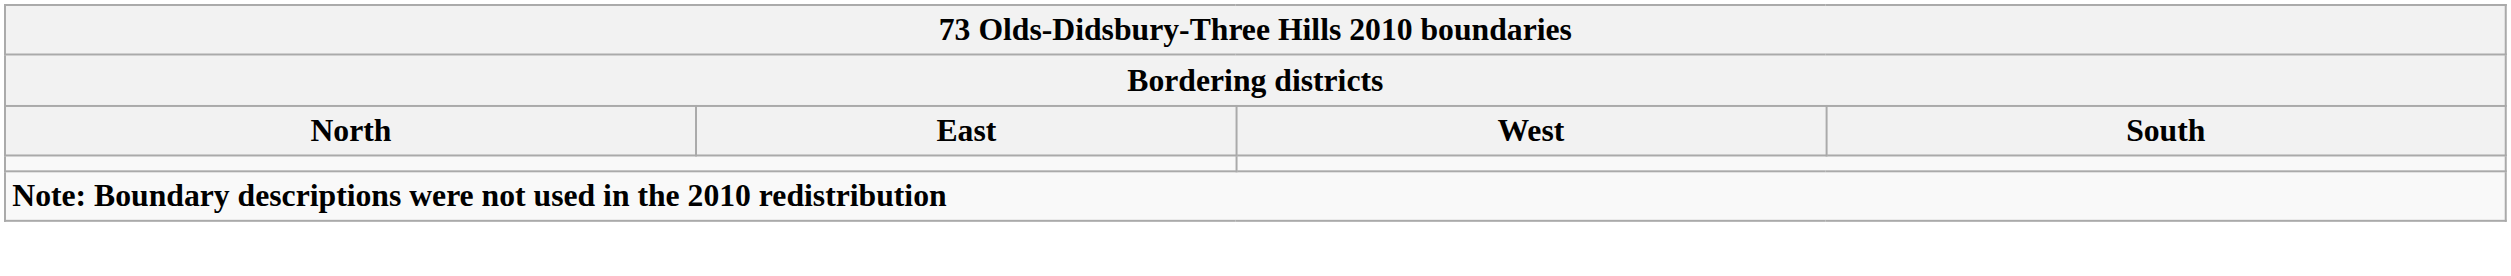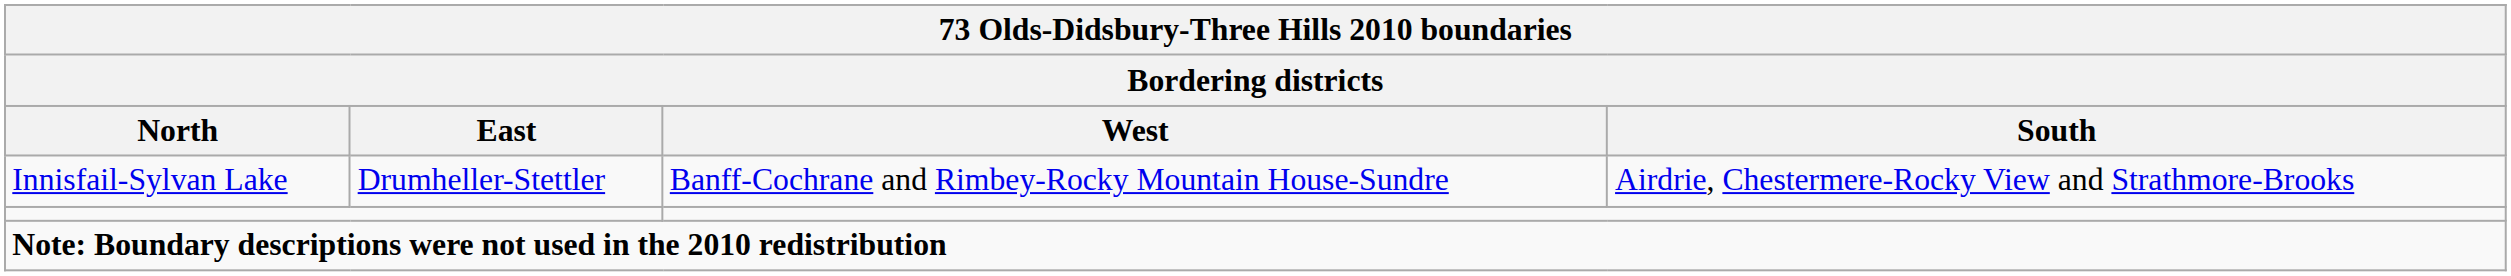+ row: (150, 180)
